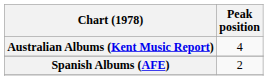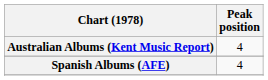(240, 65) 2 -> (240, 65) 4
